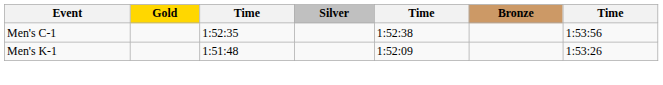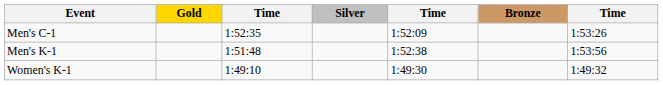(395, 32) 1:52:38 -> (409, 32) 1:52:09
(584, 32) 1:53:56 -> (588, 32) 1:53:26
(395, 51) 1:52:09 -> (409, 51) 1:52:38
(584, 51) 1:53:26 -> (588, 51) 1:53:56
+ row: (39, 70)
